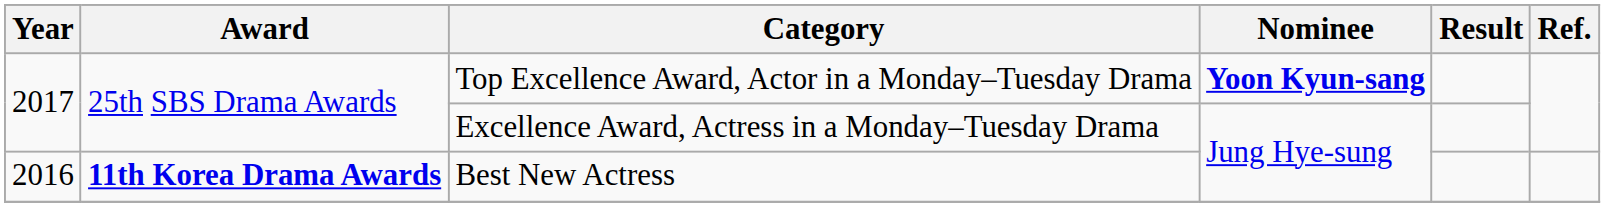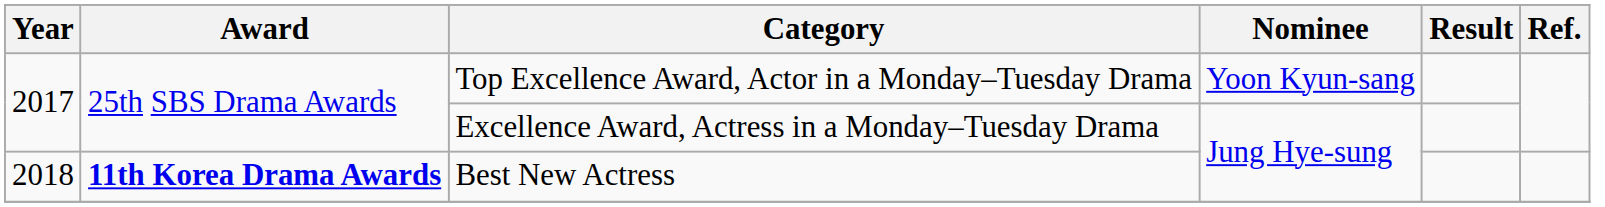(1316, 77) bold -> (1311, 77) normal
(43, 175) 2016 -> (43, 175) 2018
